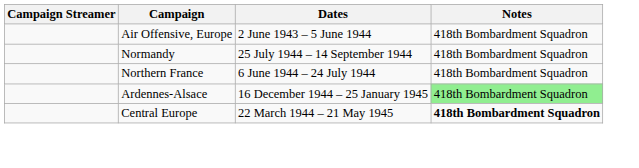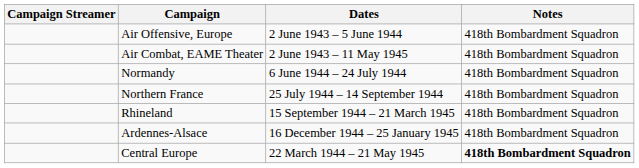+ row: (192, 53)
(325, 53) 25 July 1944 – 14 September 1944 -> (338, 73) 6 June 1944 – 24 July 1944
(307, 73) 6 June 1944 – 24 July 1944 -> (356, 93) 25 July 1944 – 14 September 1944
+ row: (147, 113)
(511, 93) lightgreen background -> (542, 133) no background
